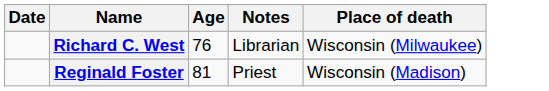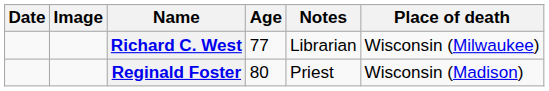+ column: (78, 18)
(202, 45) 76 -> (259, 45) 77
(202, 72) 81 -> (259, 72) 80
